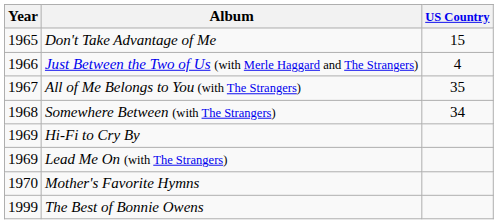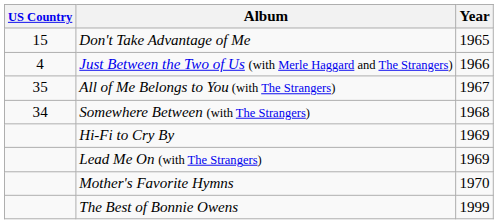columns swapped: (23, 16) <-> (457, 17)
